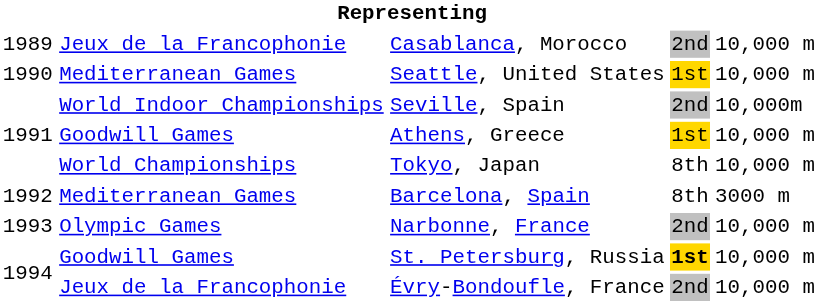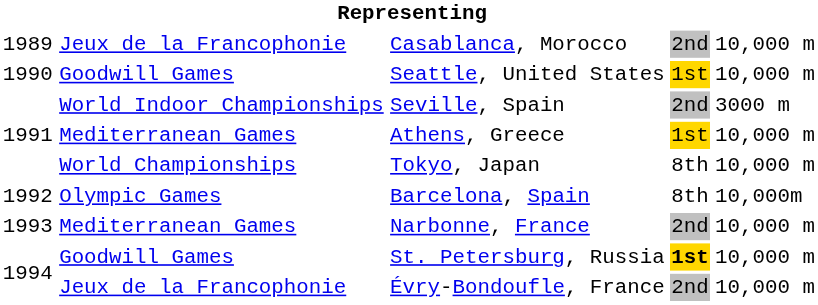(178, 75) Mediterranean Games -> (147, 75) Goodwill Games
(759, 105) 10,000m -> (752, 105) 3000 m
(147, 135) Goodwill Games -> (178, 135) Mediterranean Games
(178, 196) Mediterranean Games -> (140, 196) Olympic Games
(752, 196) 3000 m -> (759, 196) 10,000m
(140, 227) Olympic Games -> (178, 227) Mediterranean Games
